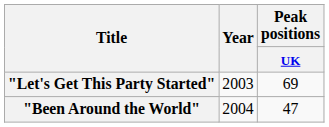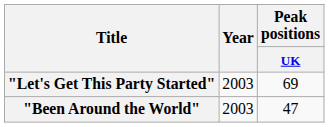(238, 109) 2004 -> (238, 109) 2003
